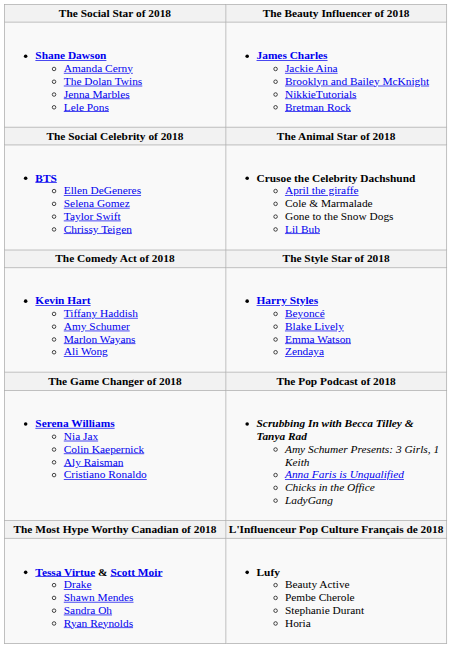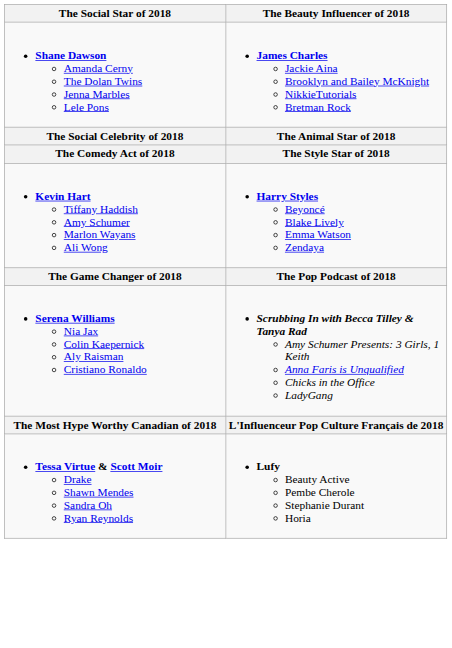- row: (115, 204)
